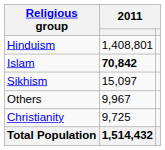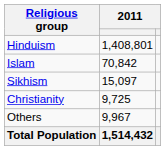(119, 63) bold -> (119, 63) normal
rows swapped: (36, 117) <-> (24, 99)
